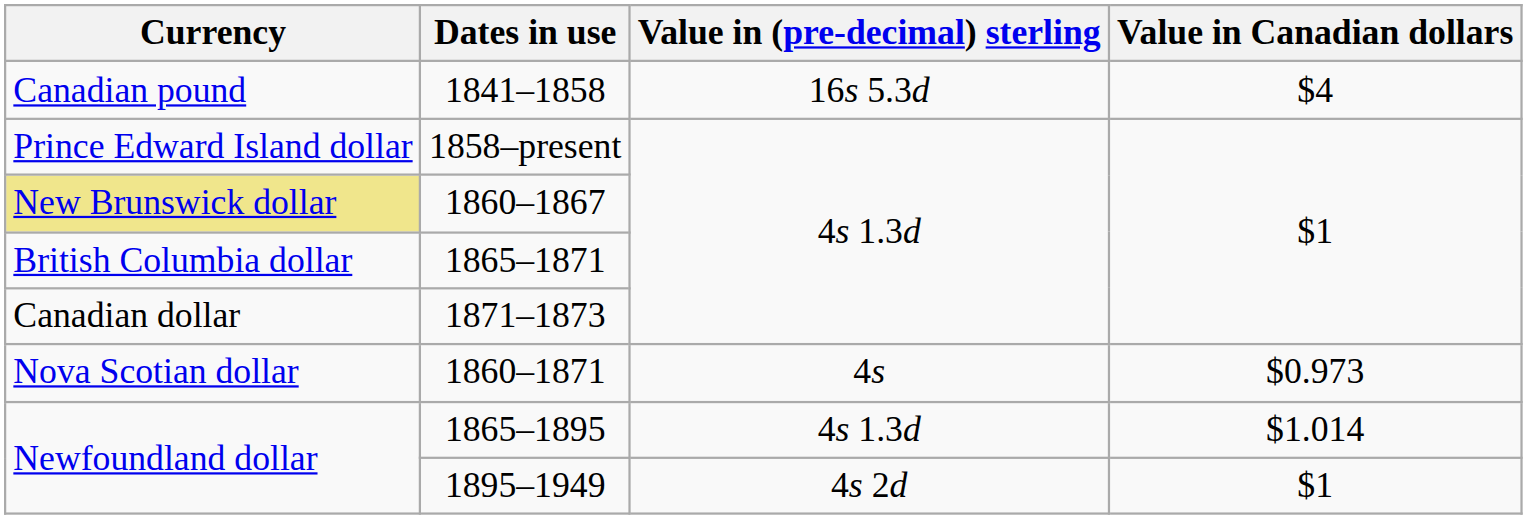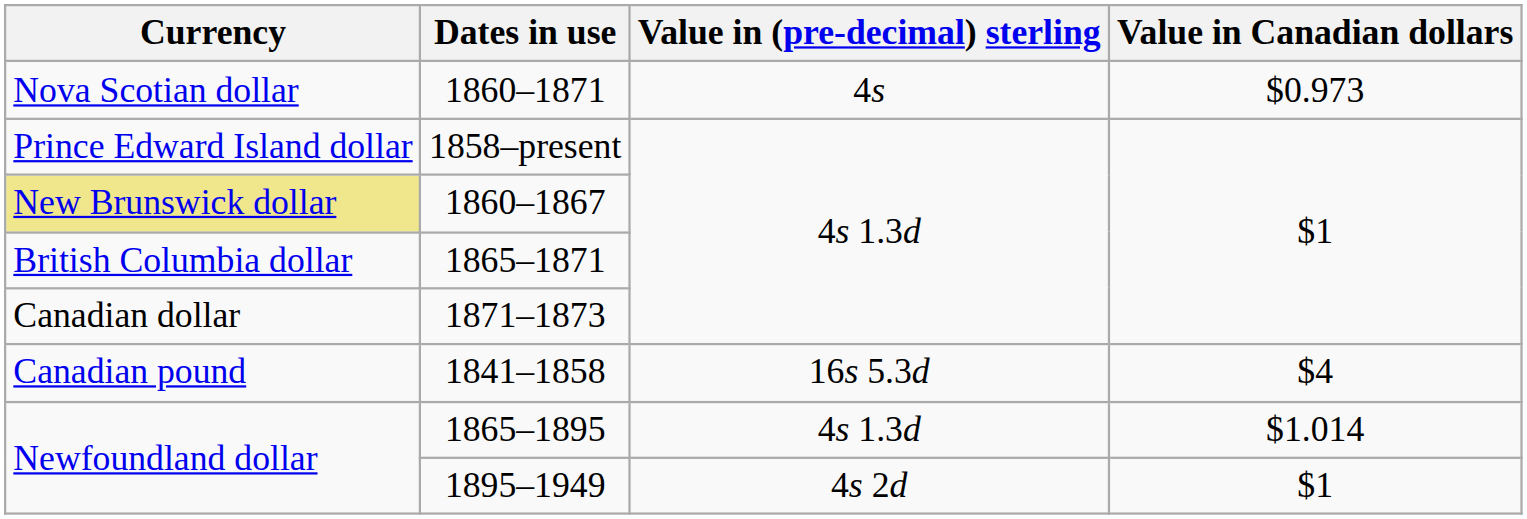rows swapped: (525, 89) <-> (525, 372)
